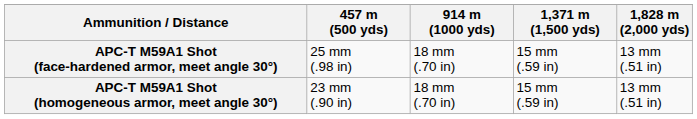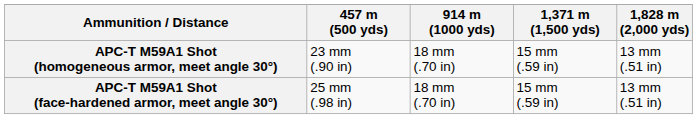rows swapped: (156, 95) <-> (156, 59)
